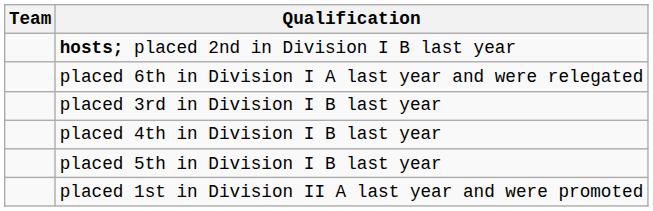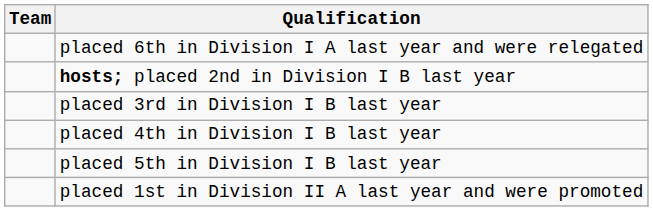rows swapped: (352, 77) <-> (288, 48)
